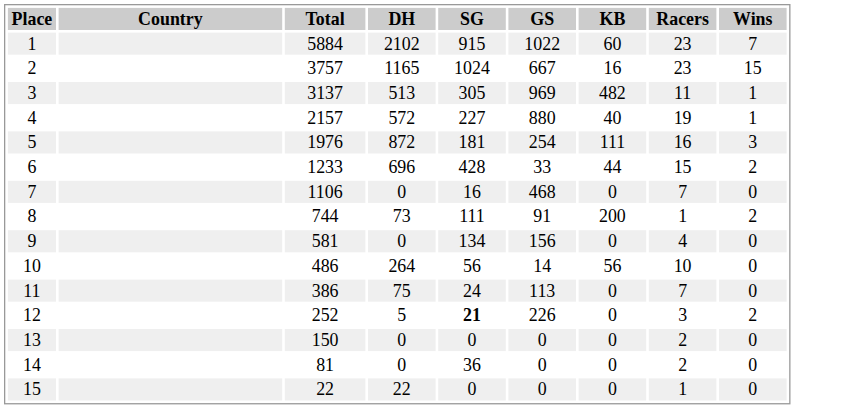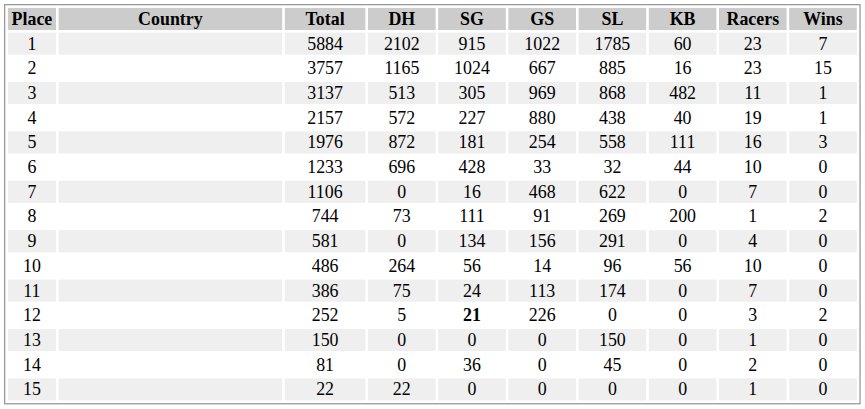+ column: (612, 19)
(683, 167) 15 -> (753, 167) 10
(753, 167) 2 -> (823, 167) 0
(683, 340) 2 -> (753, 340) 1
